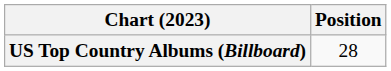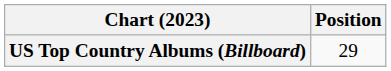(348, 50) 28 -> (348, 50) 29
